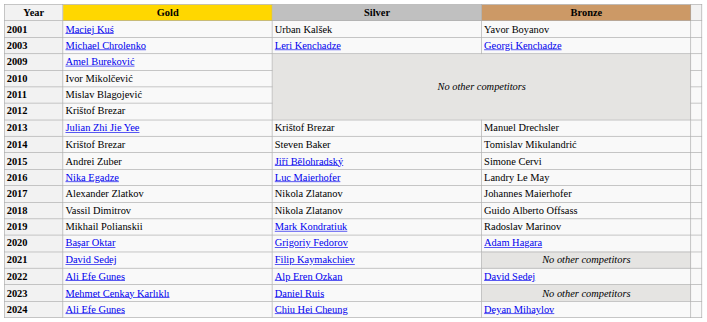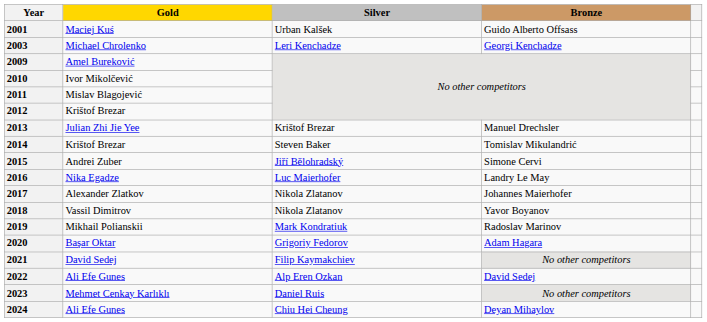(517, 29) Yavor Boyanov -> (531, 29) Guido Alberto Offsass
(531, 210) Guido Alberto Offsass -> (517, 210) Yavor Boyanov
